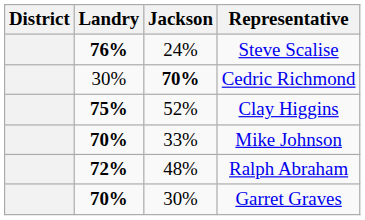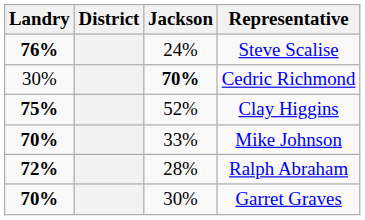columns swapped: (39, 19) <-> (109, 19)
(181, 169) 48% -> (181, 169) 28%
